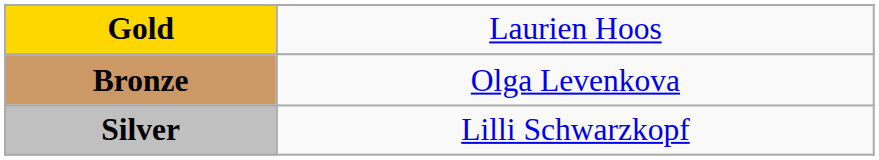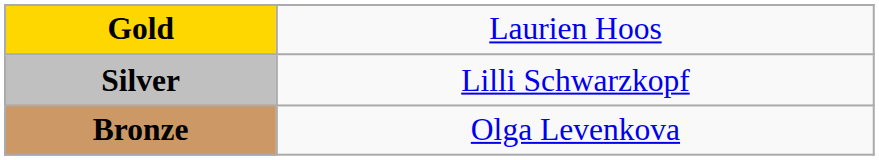rows swapped: (141, 129) <-> (141, 79)
